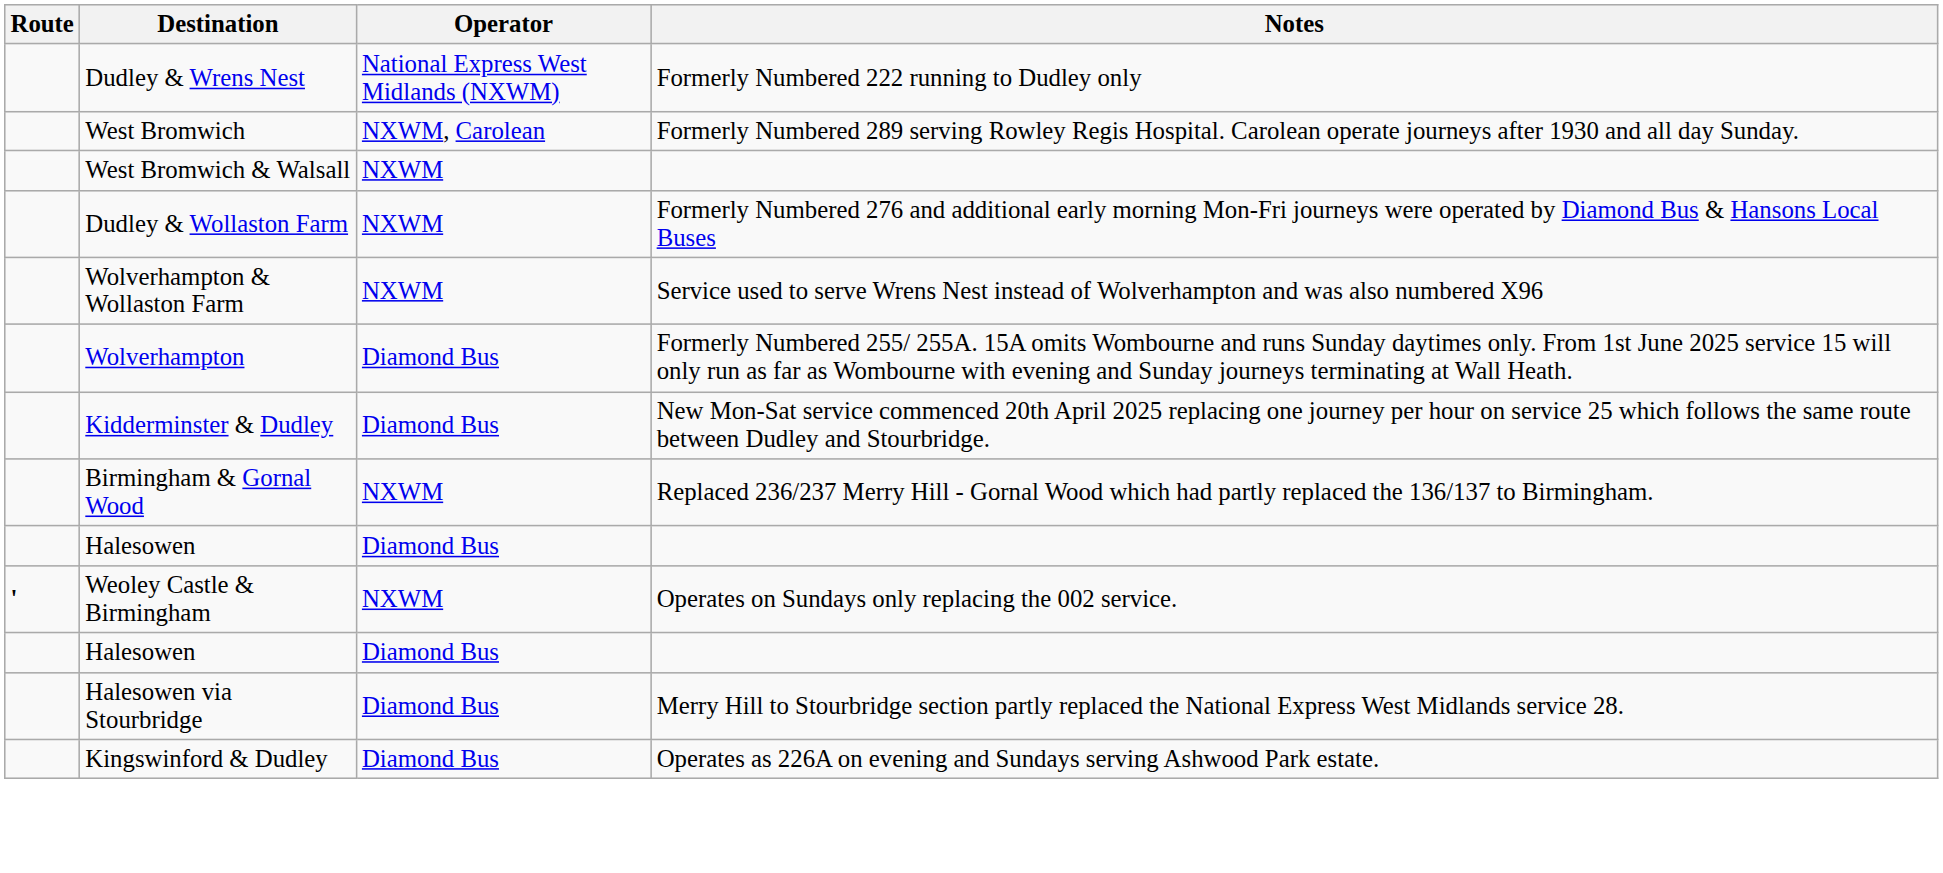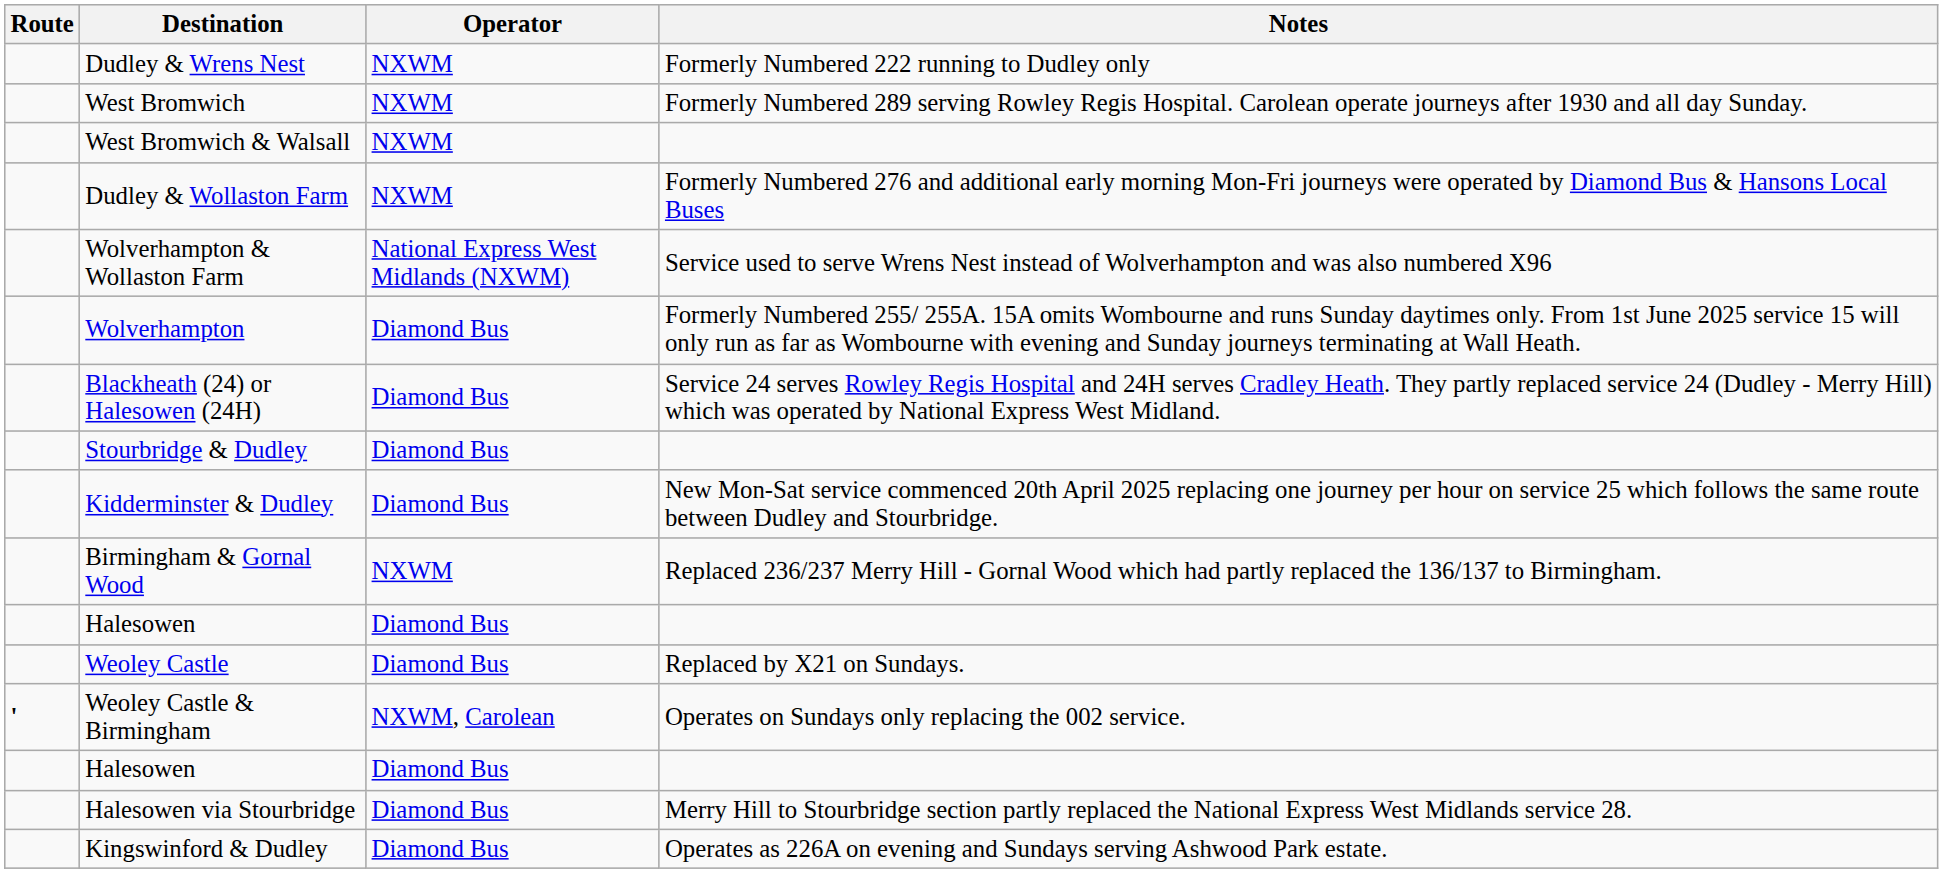(474, 77) National Express West Midlands (NXWM) -> (412, 63) NXWM
(454, 130) NXWM, Carolean -> (412, 102) NXWM
(403, 290) NXWM -> (484, 262) National Express West Midlands (NXWM)
+ row: (178, 397)
+ row: (196, 450)
+ row: (157, 663)
(403, 598) NXWM -> (463, 716) NXWM, Carolean
